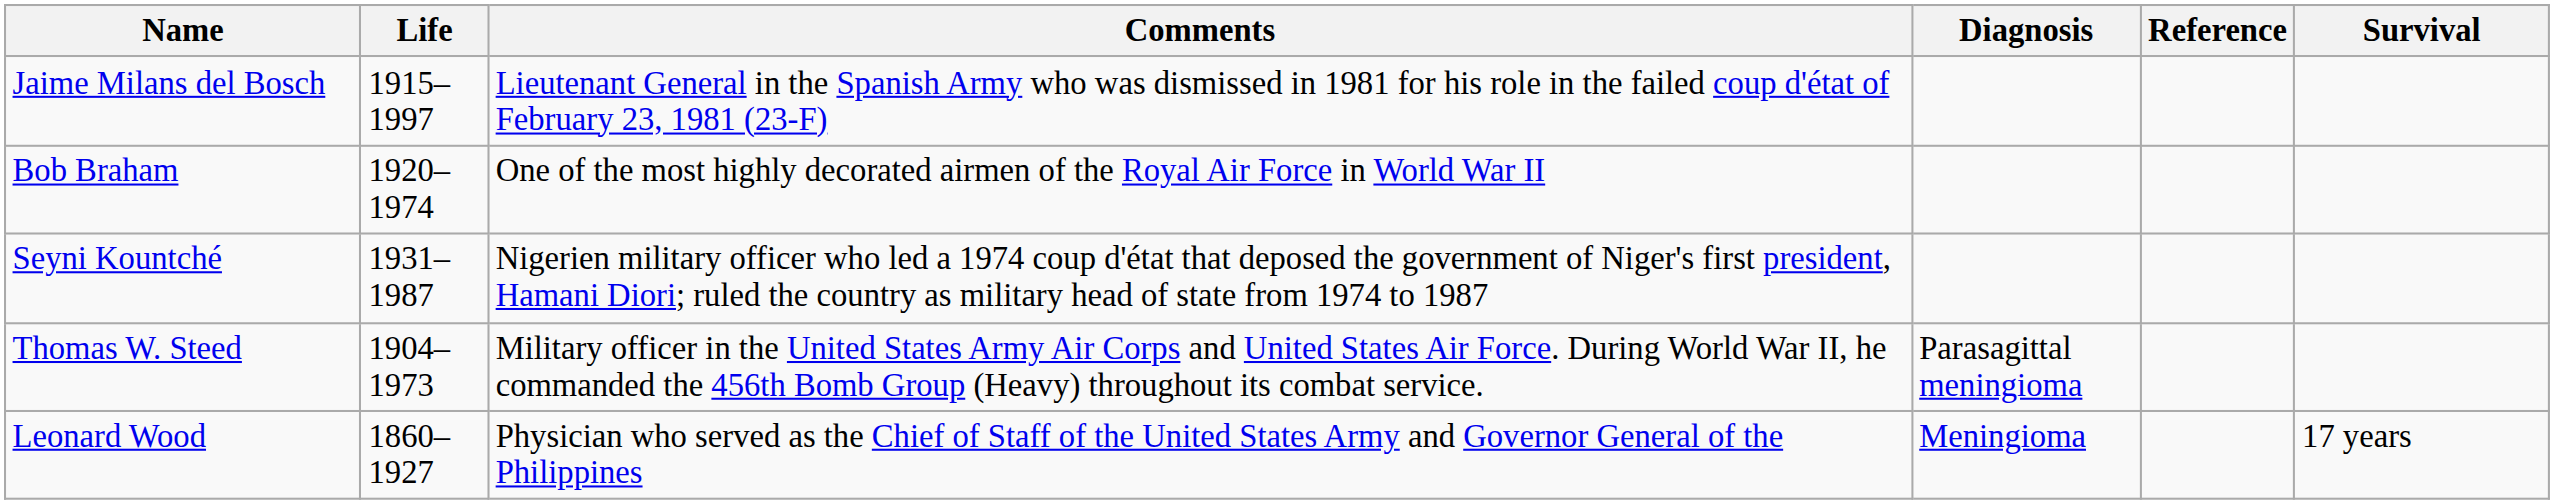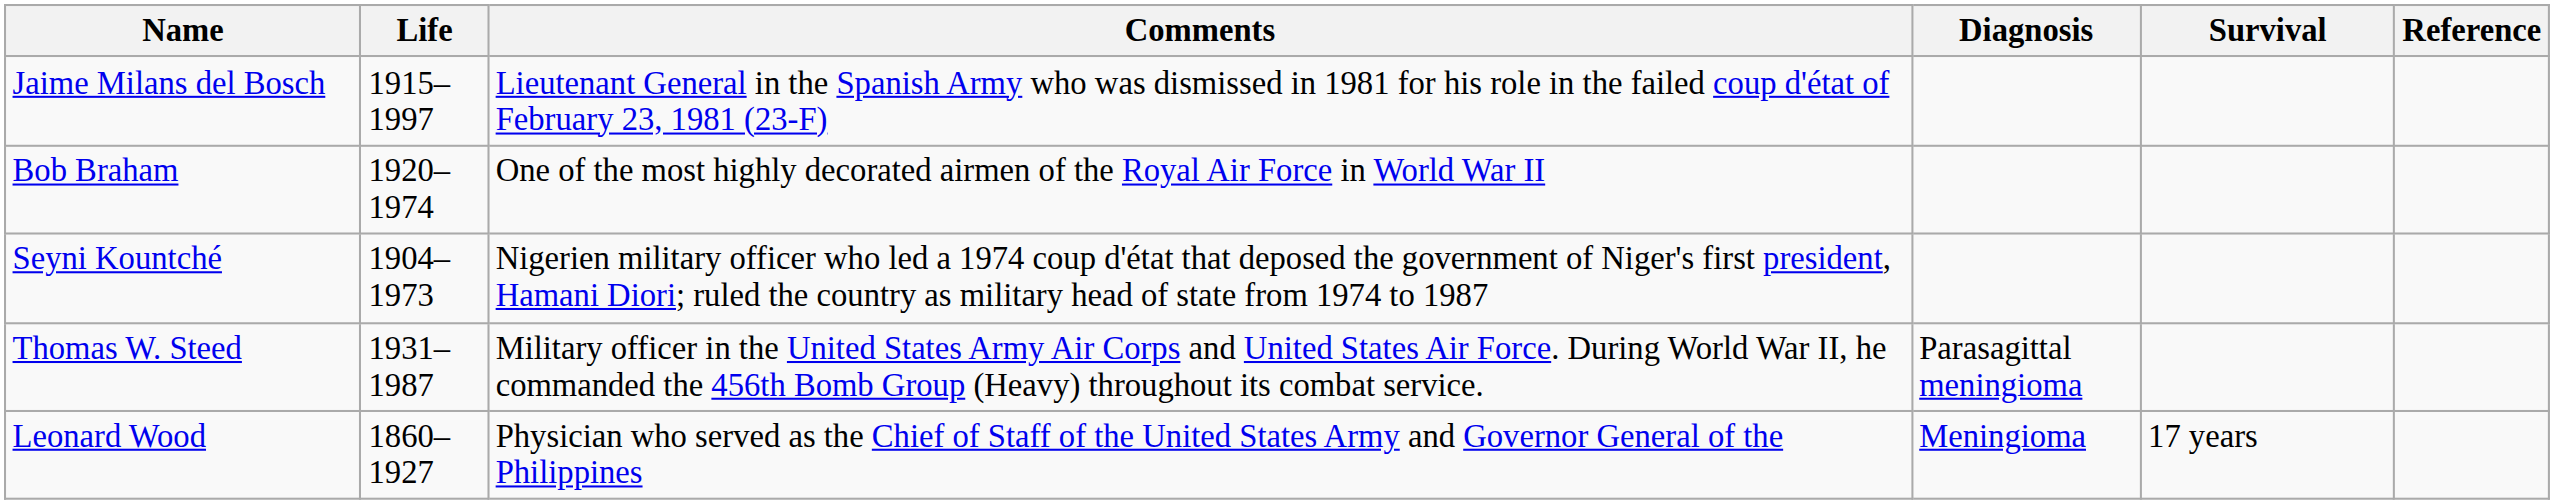columns swapped: (2422, 30) <-> (2218, 30)
(409, 277) 1931–1987 -> (409, 277) 1904–1973
(409, 365) 1904–1973 -> (409, 365) 1931–1987
